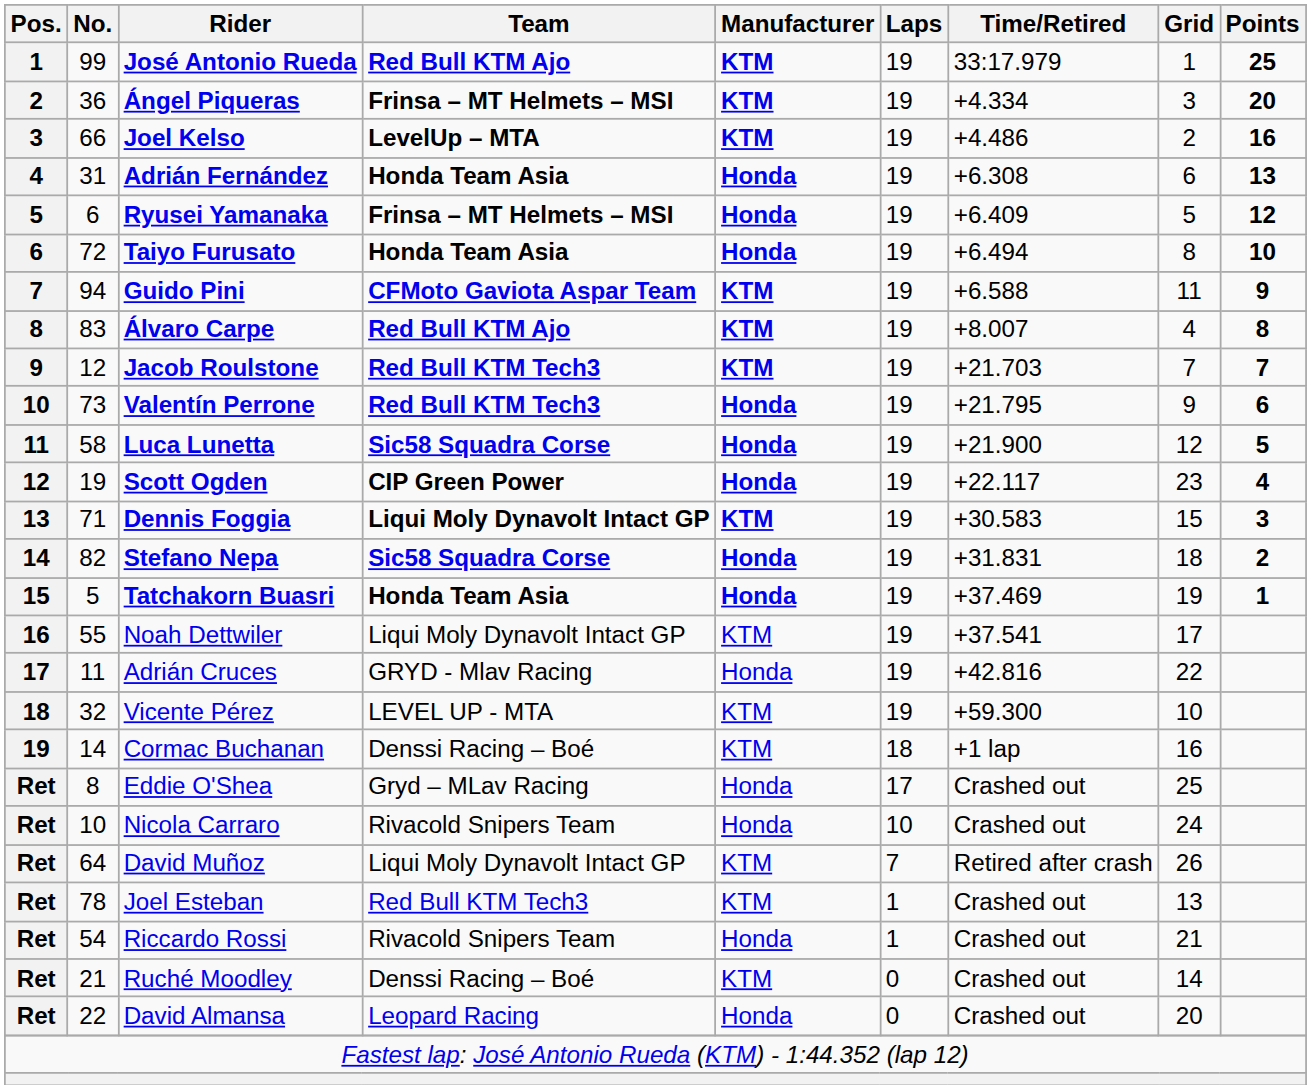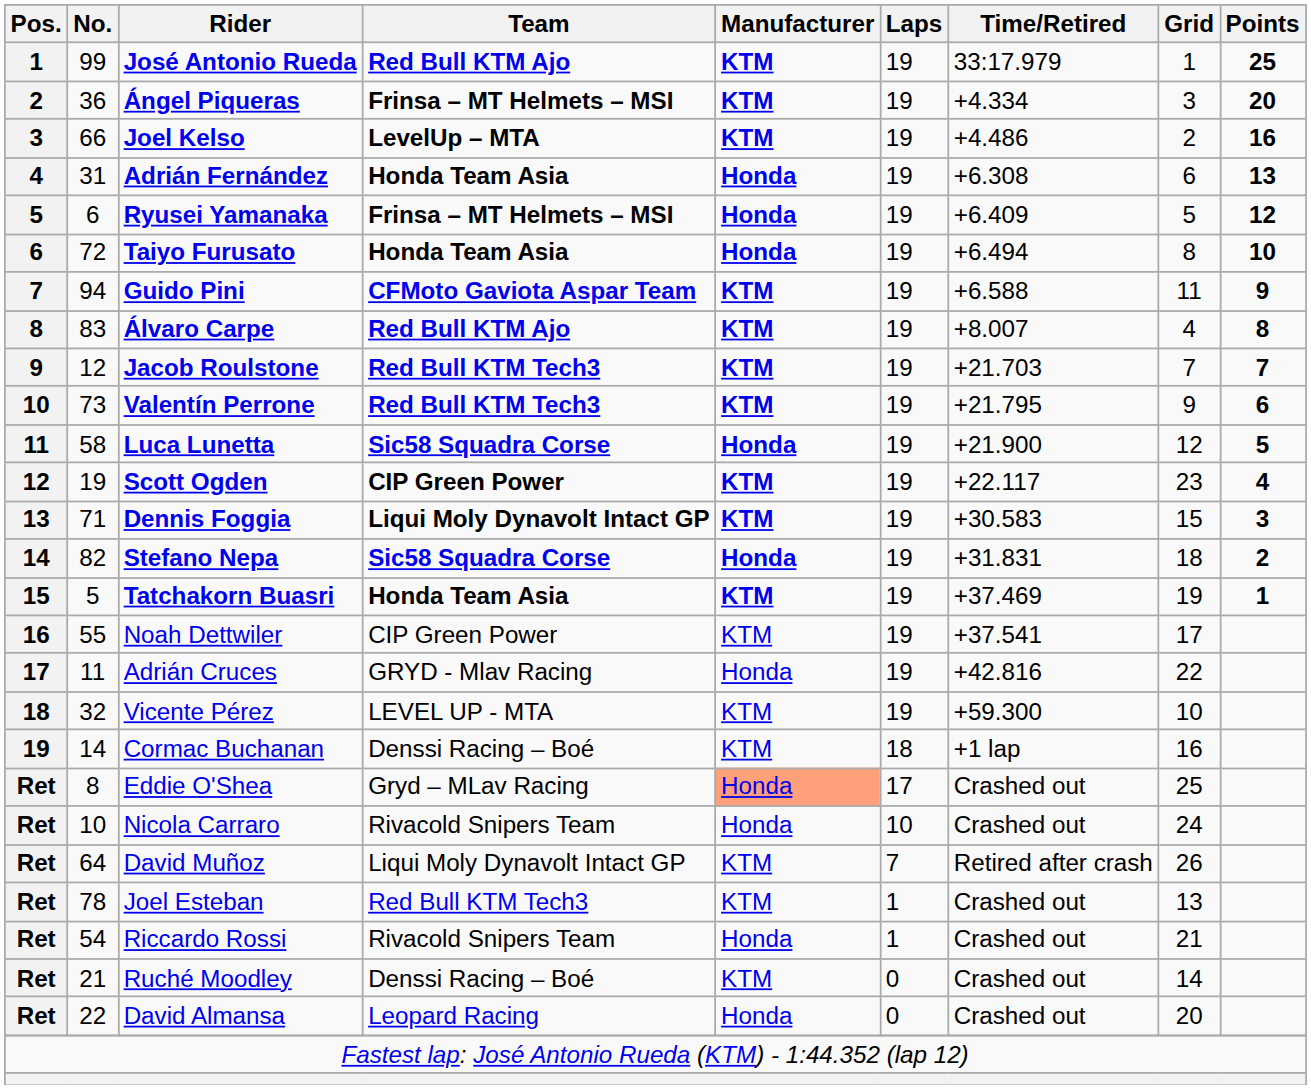(759, 405) Honda -> (747, 405) KTM
(759, 481) Honda -> (747, 481) KTM
(759, 596) Honda -> (747, 596) KTM
(527, 634) Liqui Moly Dynavolt Intact GP -> (463, 634) CIP Green Power
(757, 787) no background -> (757, 787) lightsalmon background
